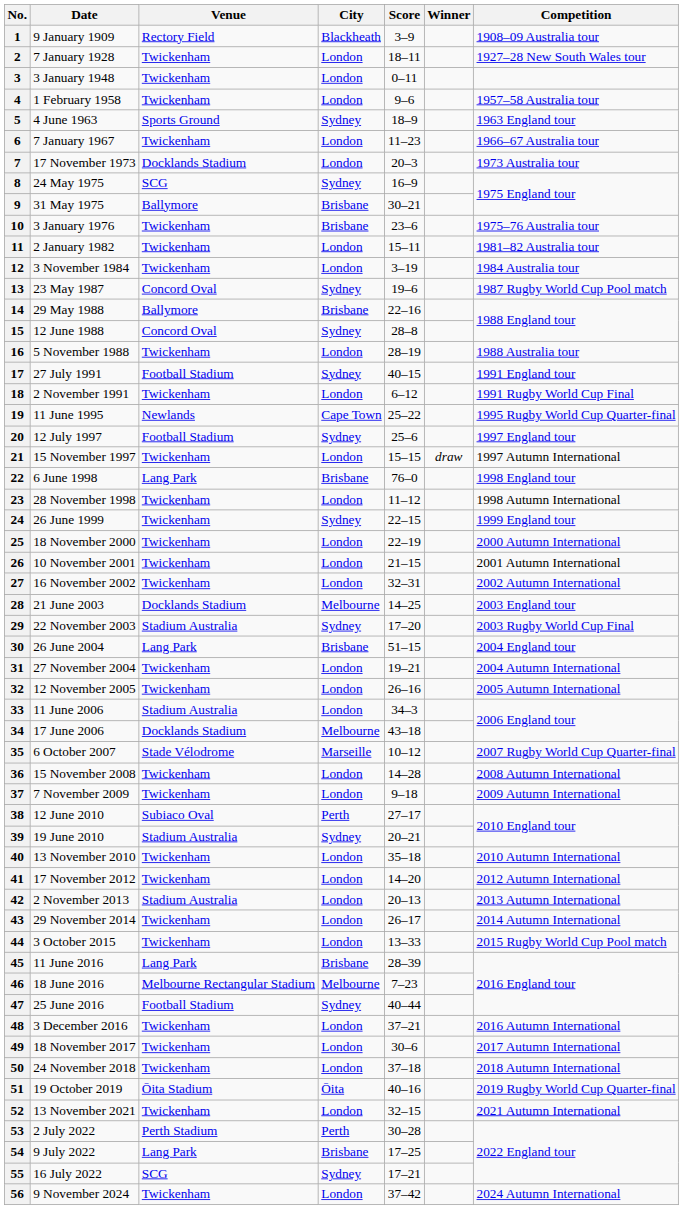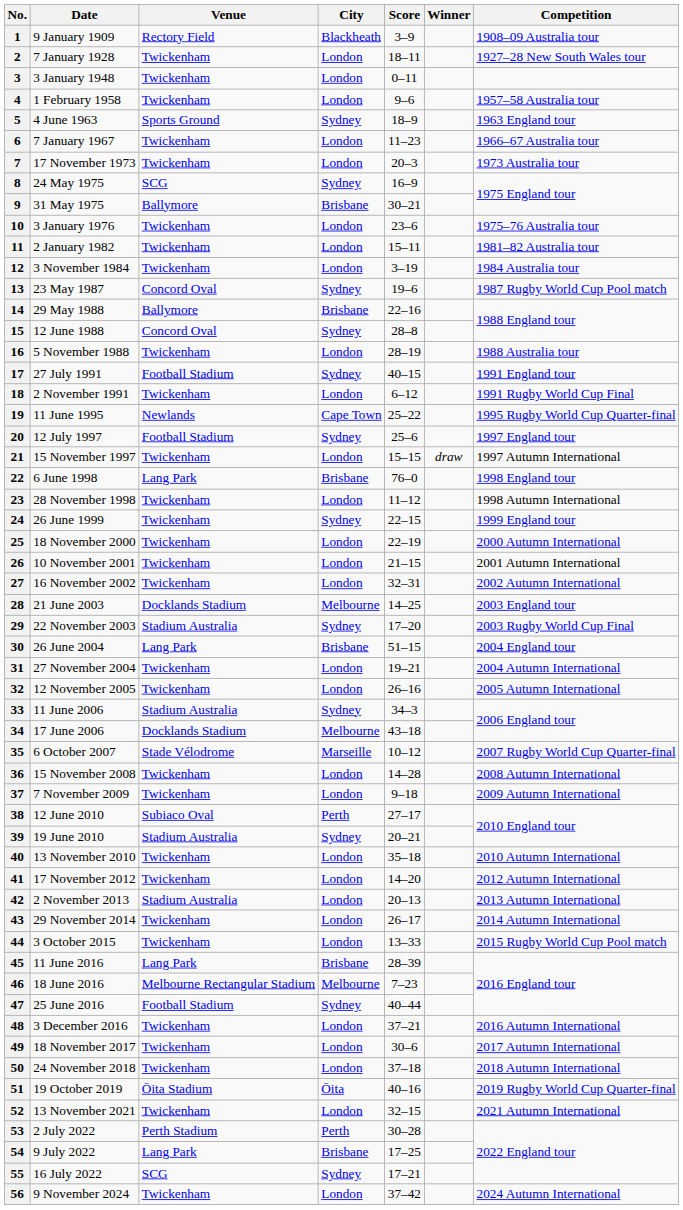(194, 162) Docklands Stadium -> (176, 162) Twickenham
(345, 225) Brisbane -> (342, 225) London
(342, 710) London -> (341, 710) Sydney
